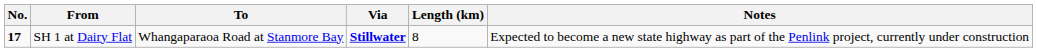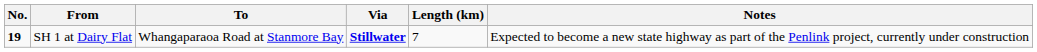(14, 36) 17 -> (14, 36) 19
(415, 36) 8 -> (415, 36) 7
